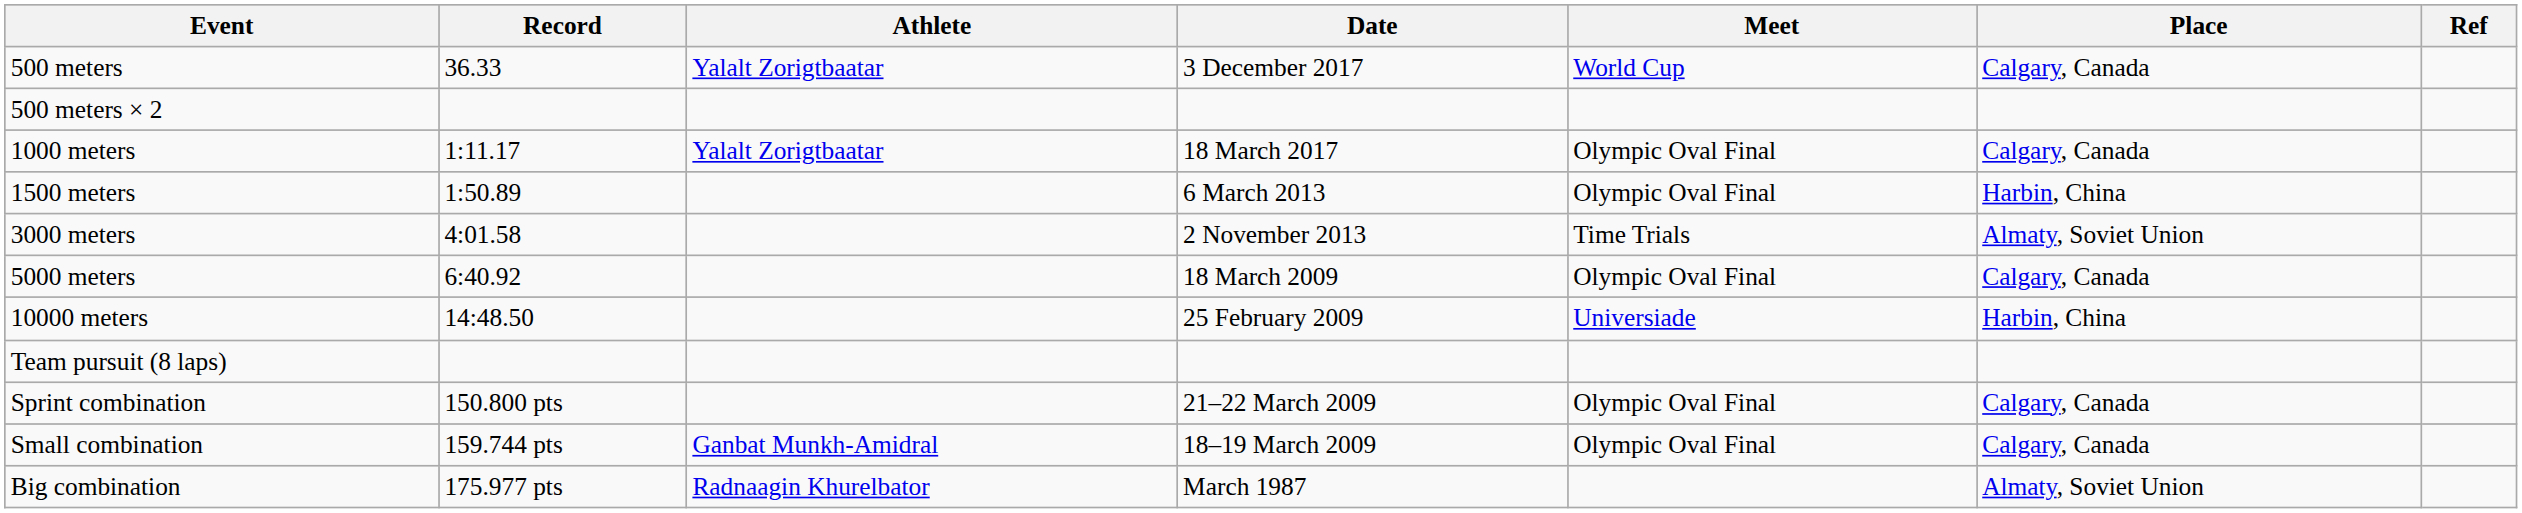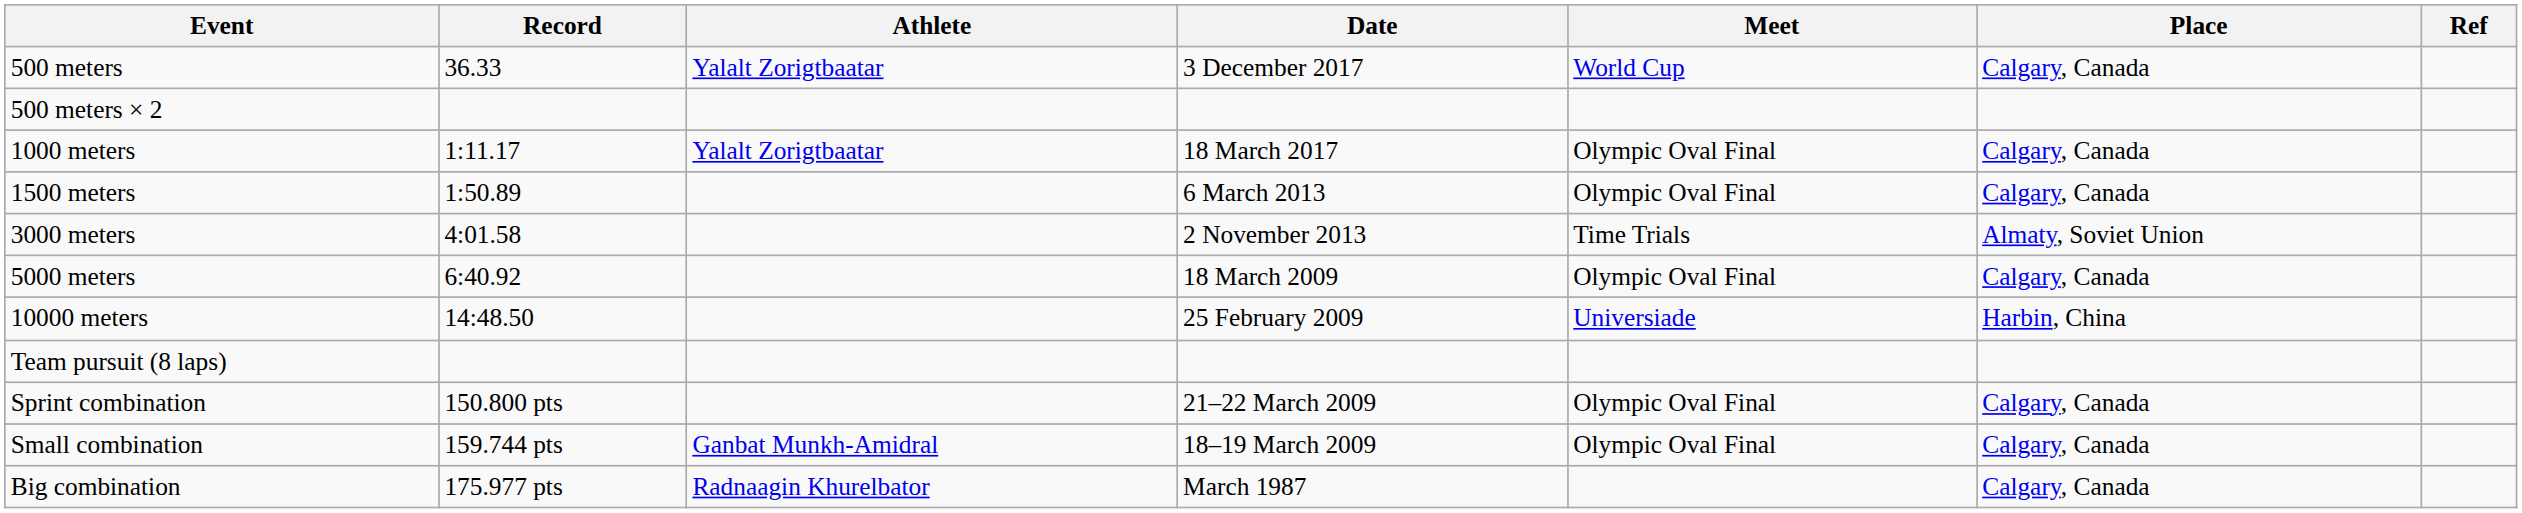(2054, 193) Harbin, China -> (2066, 193) Calgary, Canada
(2093, 486) Almaty, Soviet Union -> (2066, 486) Calgary, Canada
